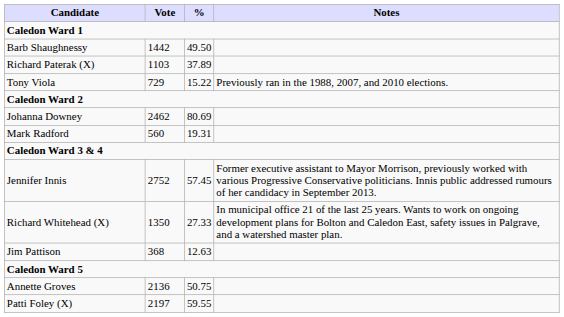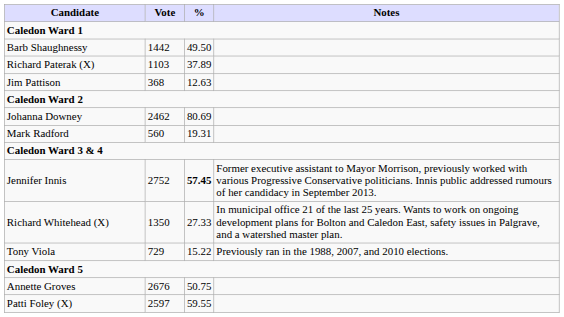rows swapped: (34, 251) <-> (31, 82)
(199, 180) normal -> (199, 180) bold
(159, 286) 2136 -> (159, 286) 2676
(159, 303) 2197 -> (159, 303) 2597
